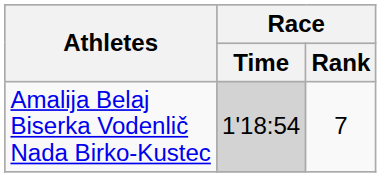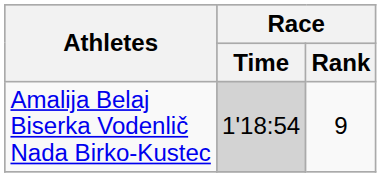(341, 127) 7 -> (341, 127) 9
